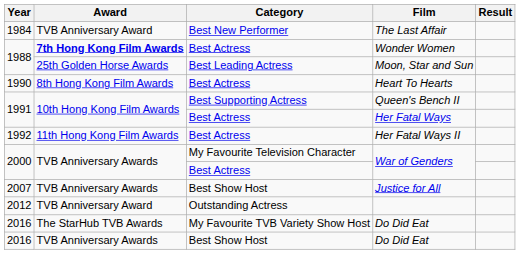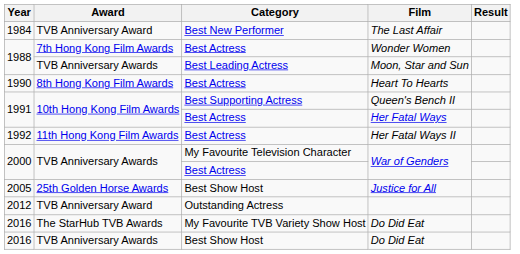(110, 48) bold -> (105, 48) normal
(102, 65) 25th Golden Horse Awards -> (97, 65) TVB Anniversary Awards
(19, 188) 2007 -> (19, 188) 2005
(97, 188) TVB Anniversary Awards -> (102, 188) 25th Golden Horse Awards
